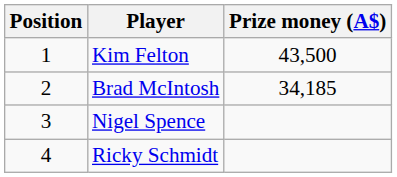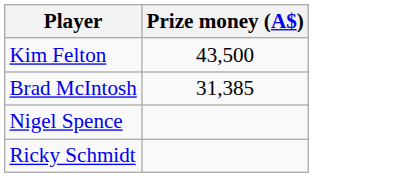- column: (46, 21)
(308, 88) 34,185 -> (225, 88) 31,385
